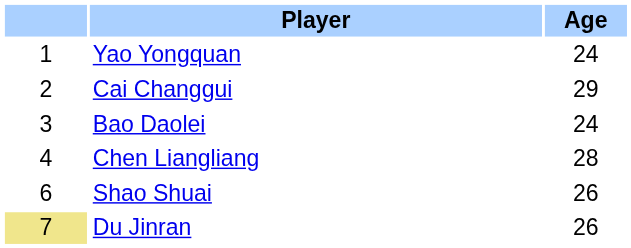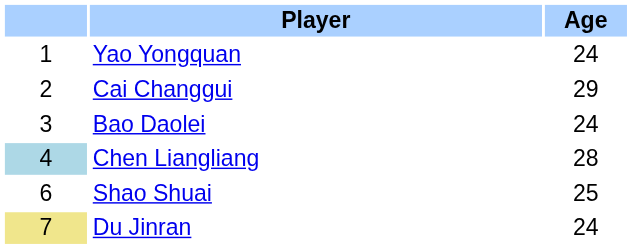(46, 158) no background -> (46, 158) lightblue background
(586, 193) 26 -> (586, 193) 25
(586, 227) 26 -> (586, 227) 24
